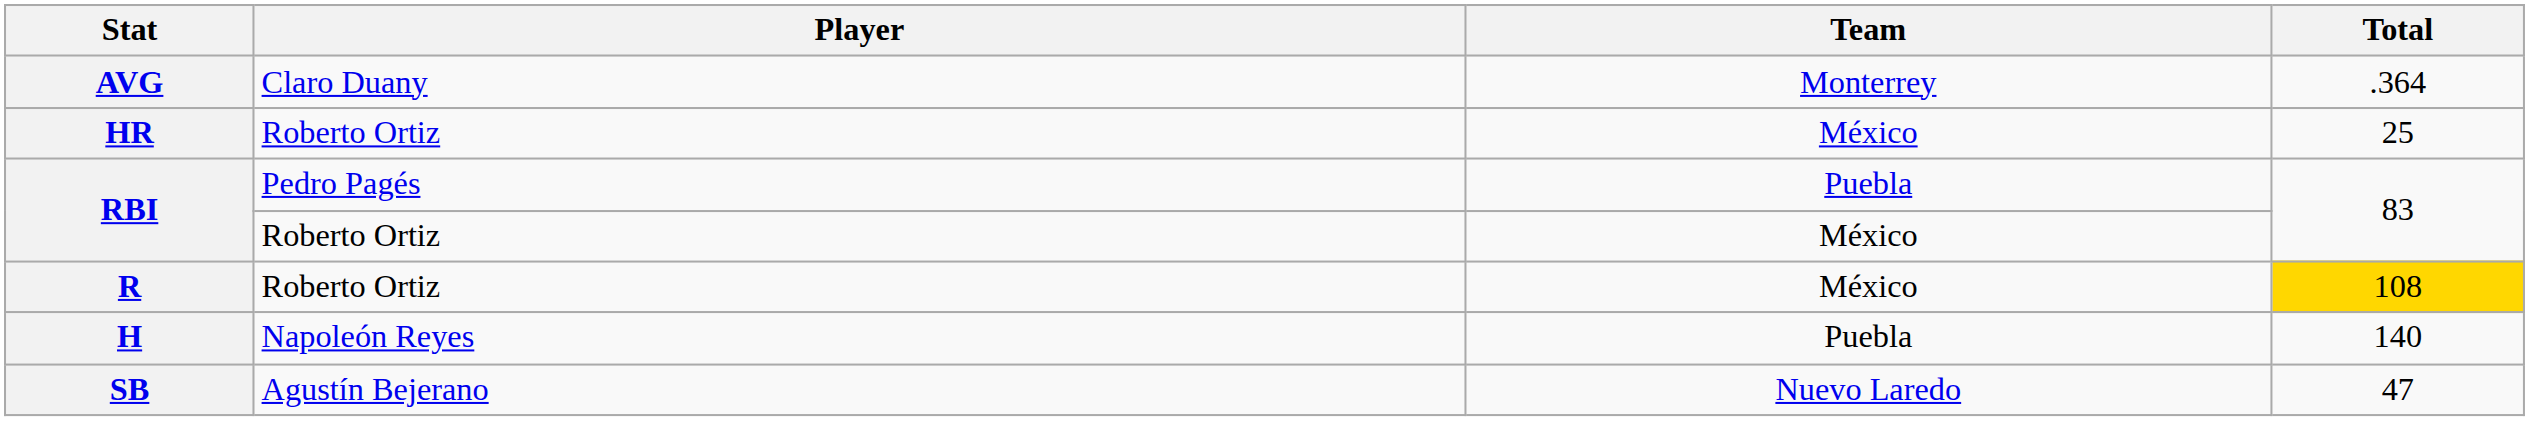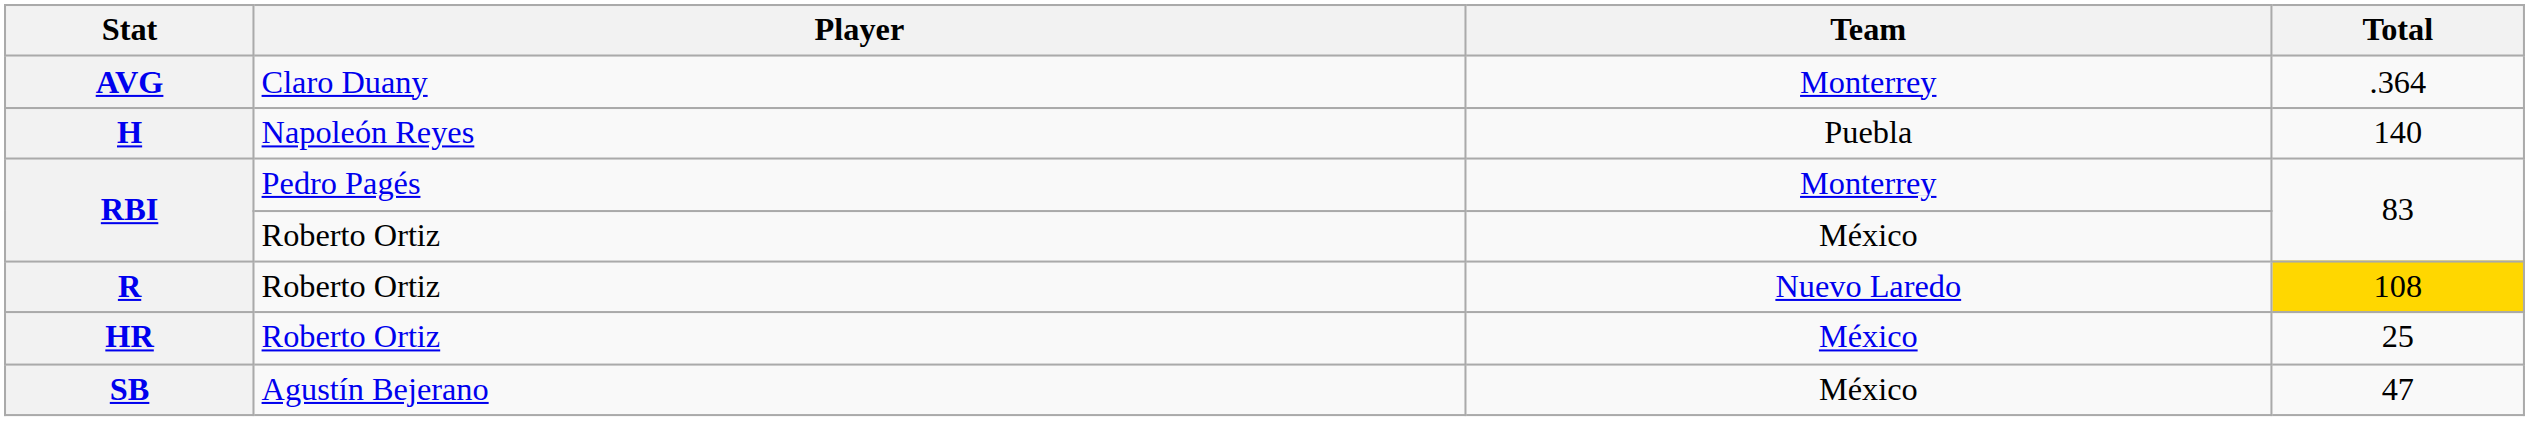rows swapped: (130, 132) <-> (130, 337)
(1868, 183) Puebla -> (1868, 183) Monterrey
(1868, 286) México -> (1868, 286) Nuevo Laredo
(1868, 388) Nuevo Laredo -> (1868, 388) México
